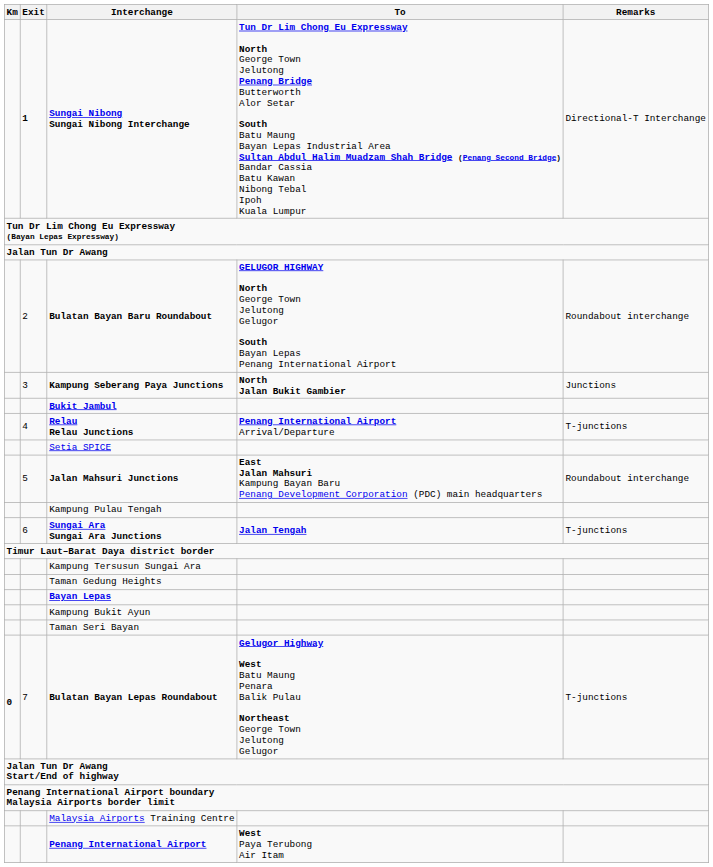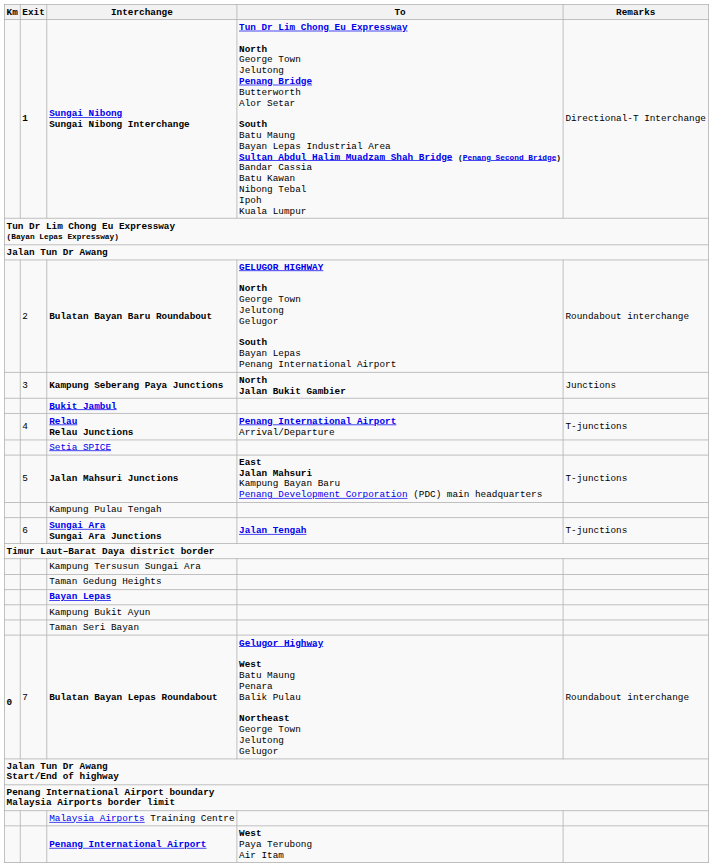(627, 479) Roundabout interchange -> (596, 479) T-junctions
(596, 697) T-junctions -> (627, 697) Roundabout interchange
